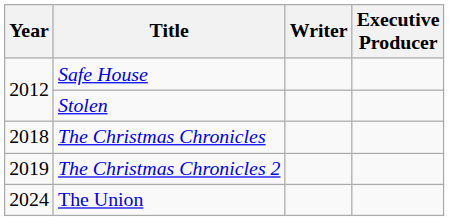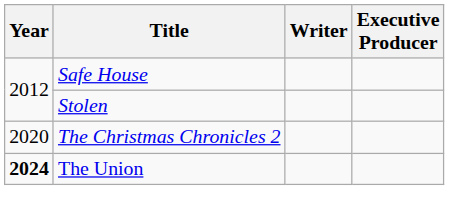- row: (162, 136)
(29, 168) 2019 -> (29, 136) 2020
(29, 199) normal -> (29, 168) bold
